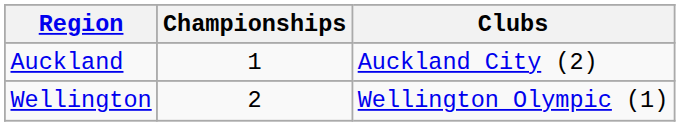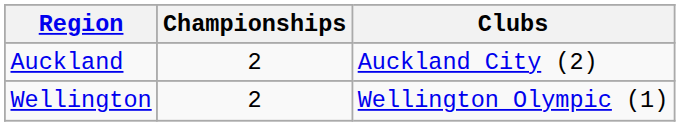(255, 62) 1 -> (255, 62) 2
